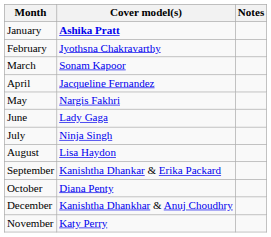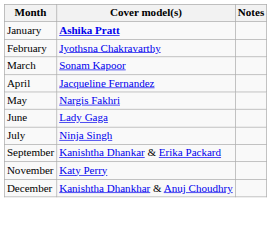- row: (23, 153)
- row: (25, 188)
rows swapped: (30, 223) <-> (30, 205)
